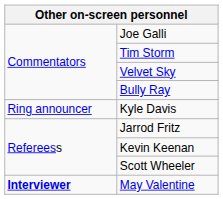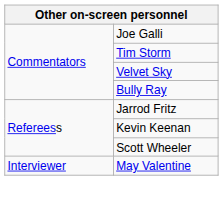- row: (148, 109)
(39, 185) bold -> (37, 166) normal
